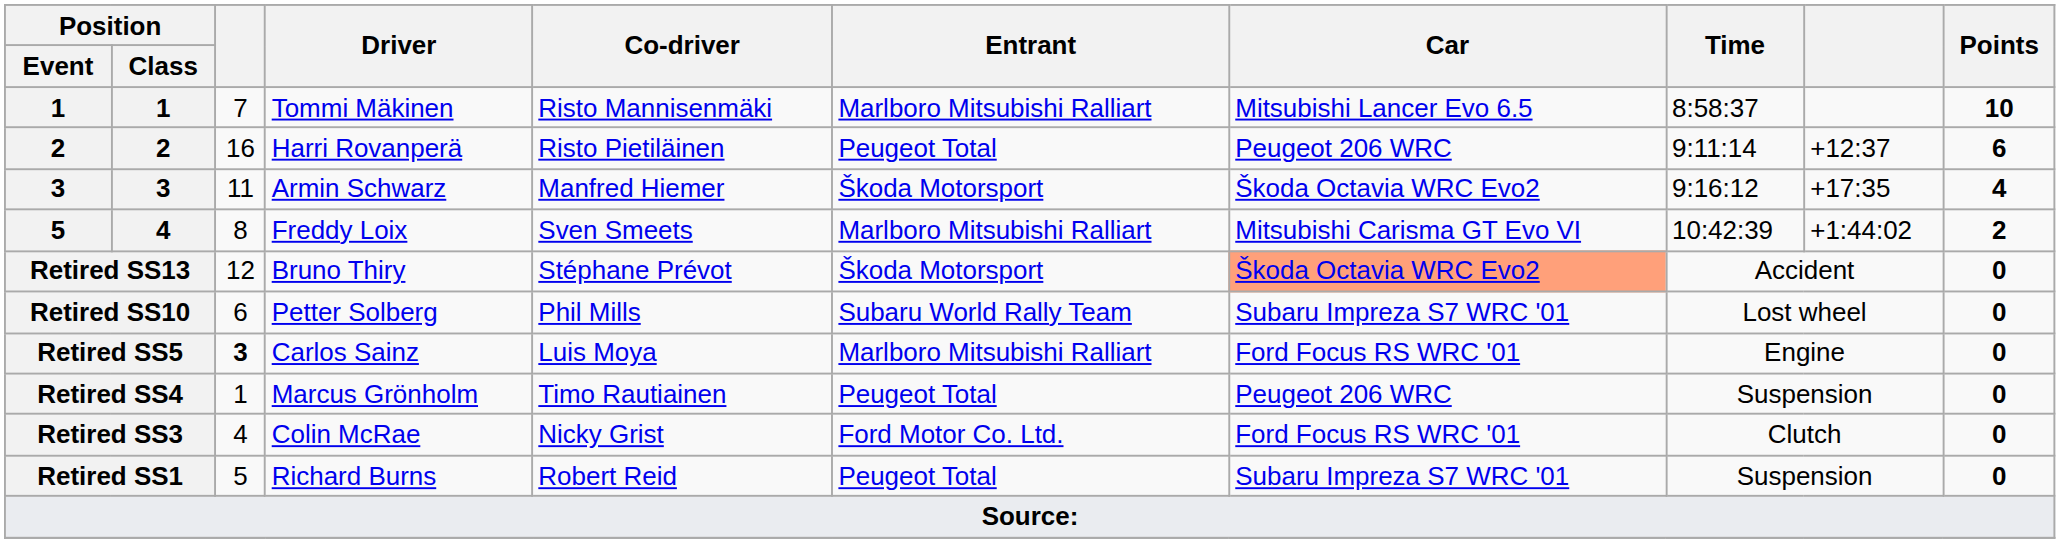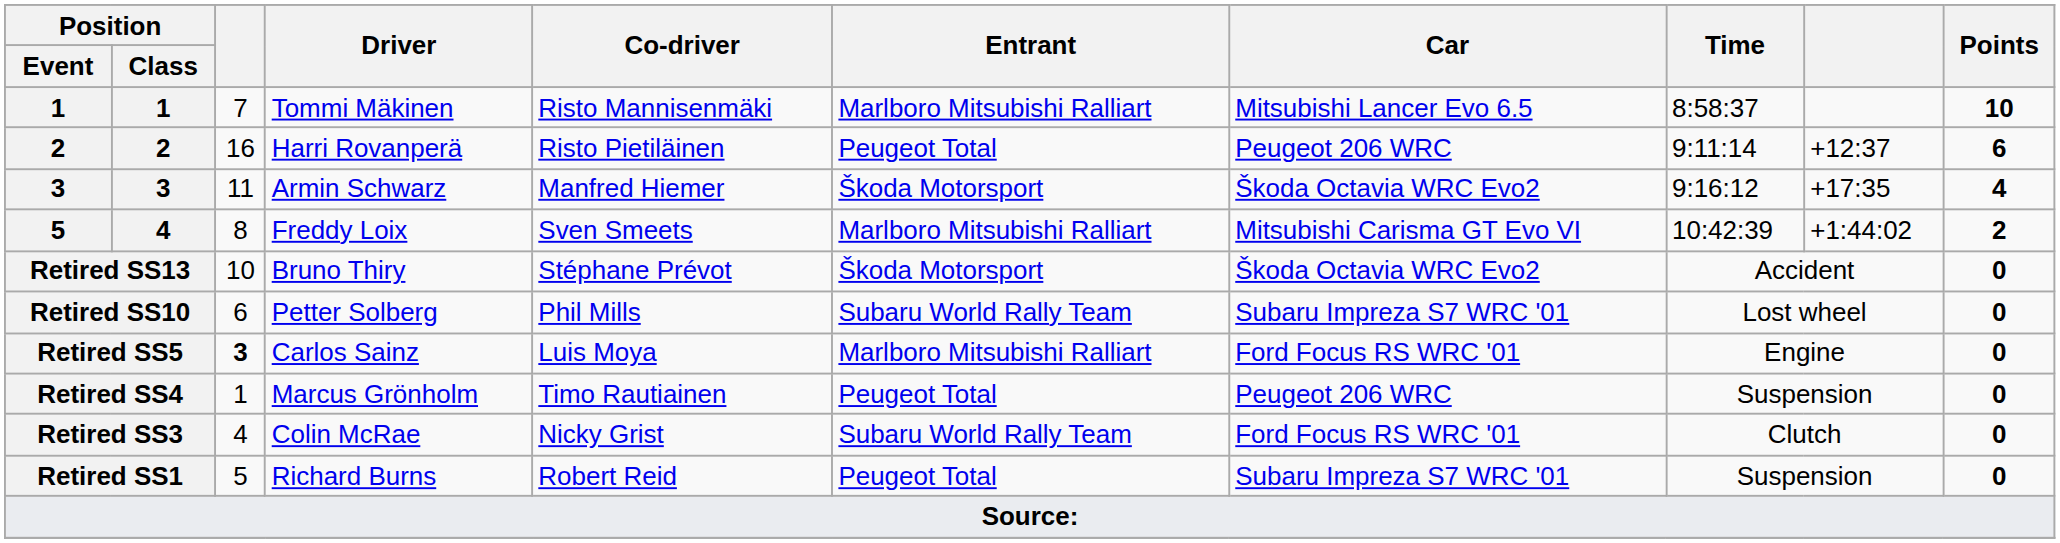(240, 271) 12 -> (240, 271) 10
(1388, 271) lightsalmon background -> (1388, 271) no background
(951, 434) Ford Motor Co. Ltd. -> (985, 434) Subaru World Rally Team
